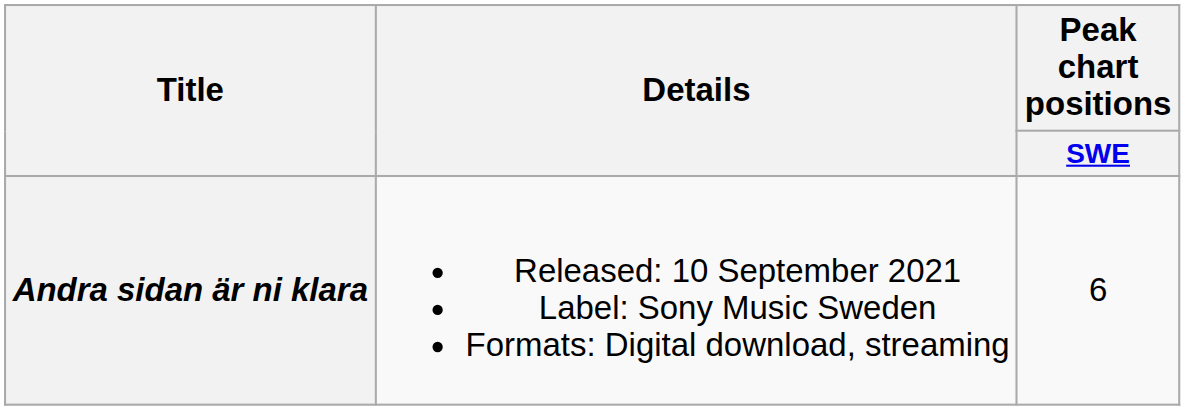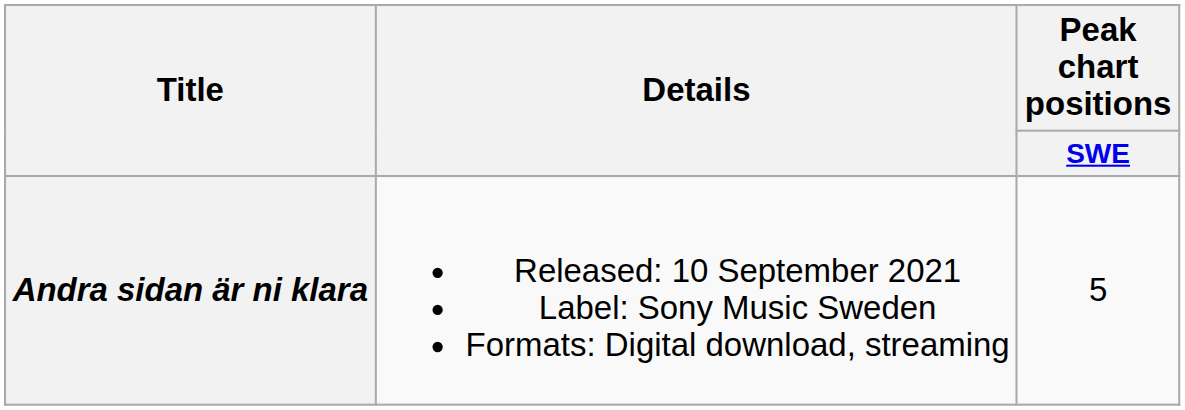(1098, 289) 6 -> (1098, 289) 5
